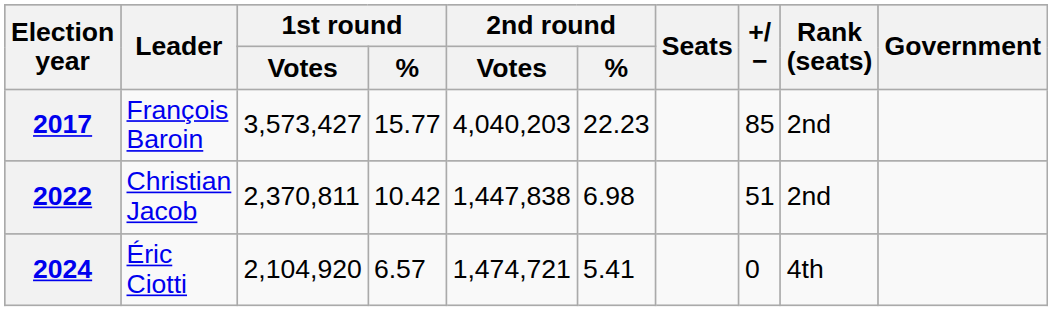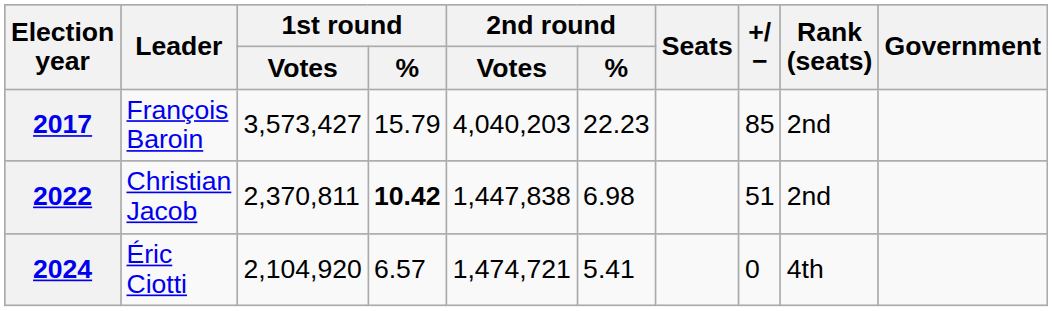(407, 124) 15.77 -> (407, 124) 15.79
(407, 196) normal -> (407, 196) bold
